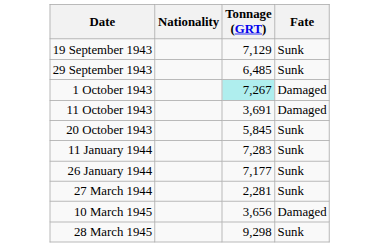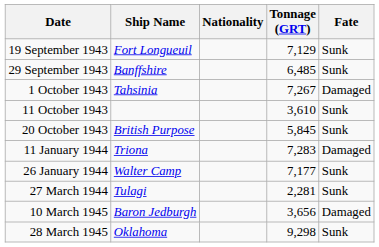+ column: (155, 21)
(257, 89) paleturquoise background -> (301, 89) no background
(257, 110) 3,691 -> (301, 110) 3,610
(302, 110) Damaged -> (335, 110) Sunk
(291, 150) Sunk -> (346, 150) Damaged
